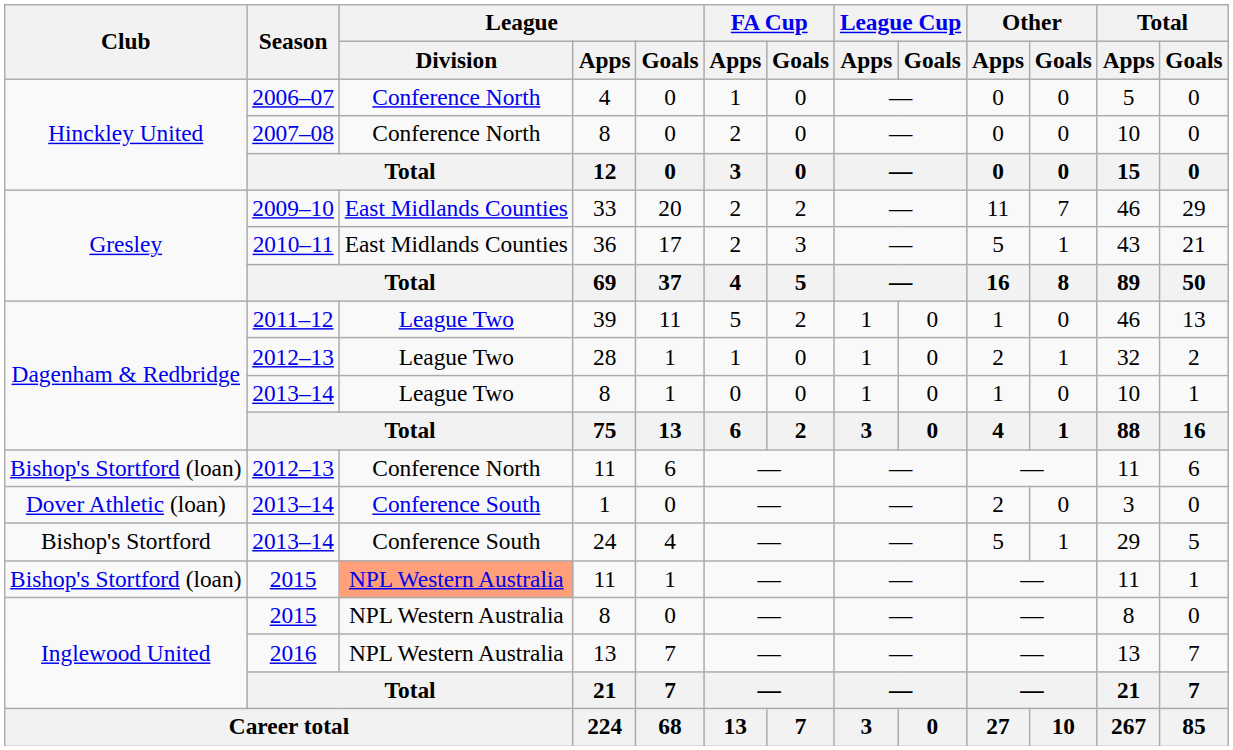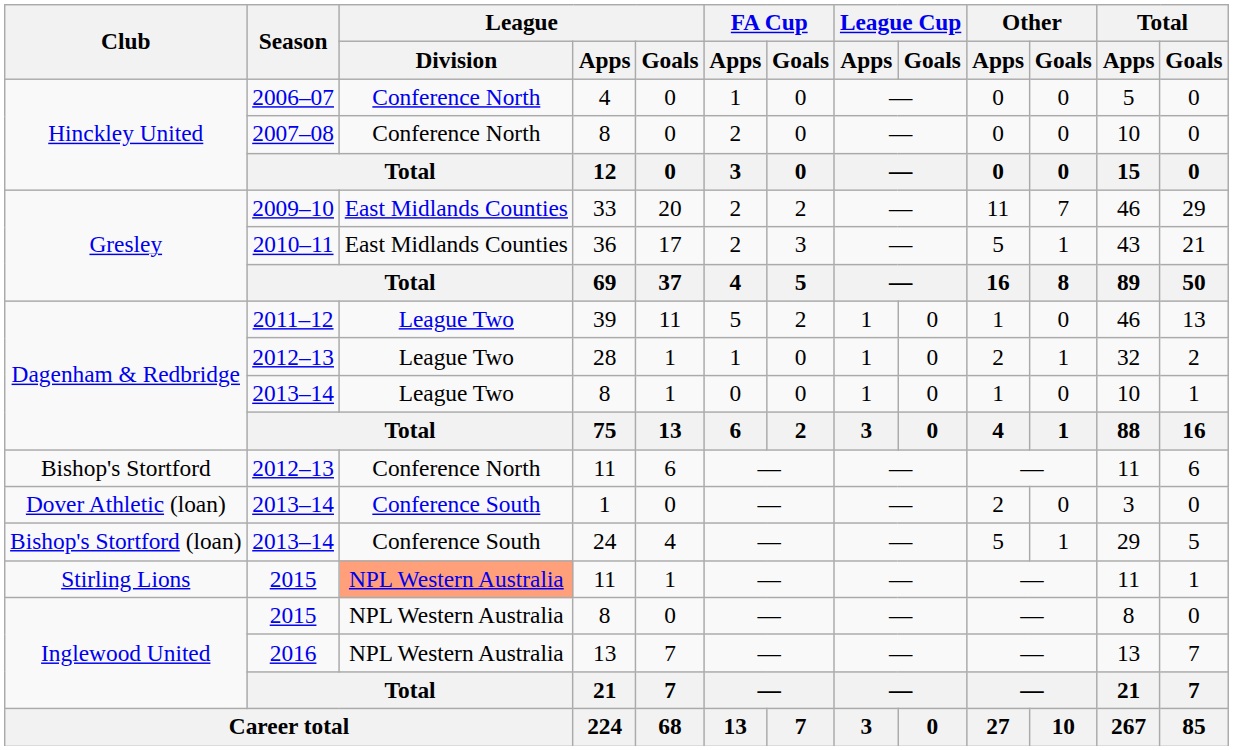(126, 467) Bishop's Stortford (loan) -> (126, 467) Bishop's Stortford
(126, 541) Bishop's Stortford -> (126, 541) Bishop's Stortford (loan)
(126, 578) Bishop's Stortford (loan) -> (126, 578) Stirling Lions
